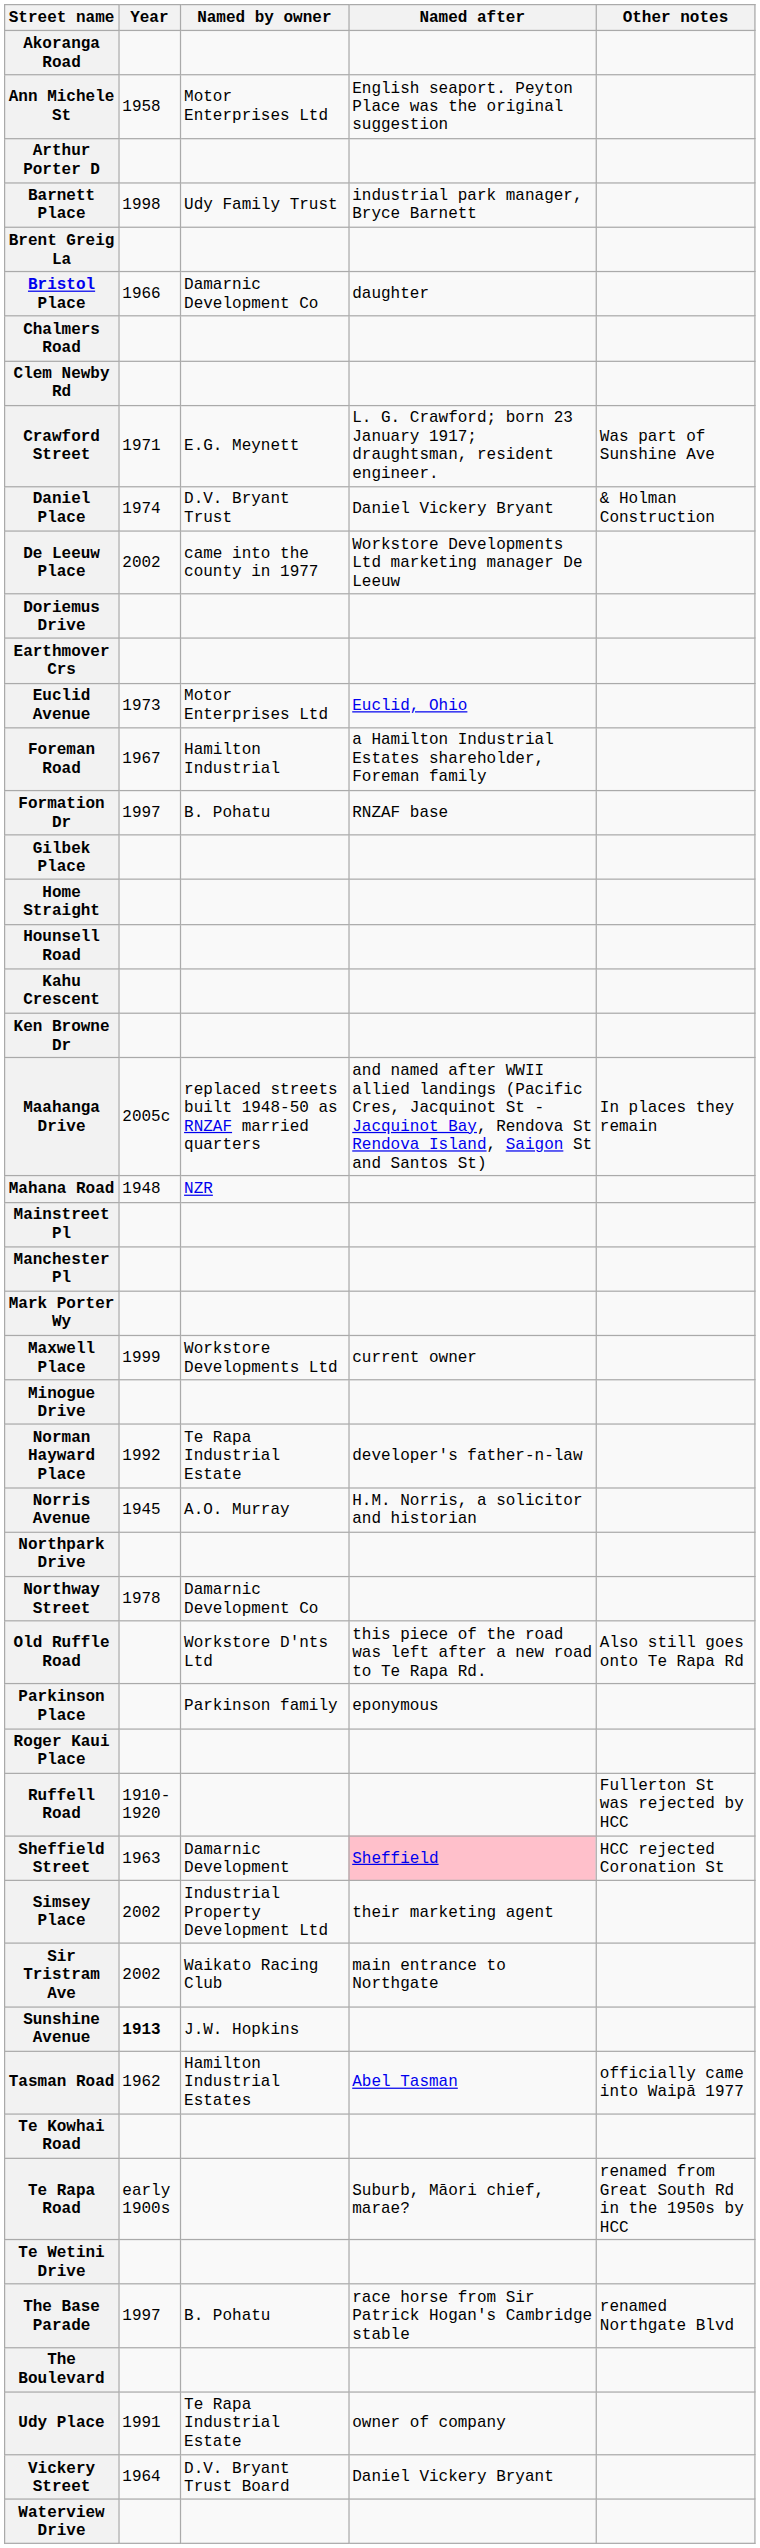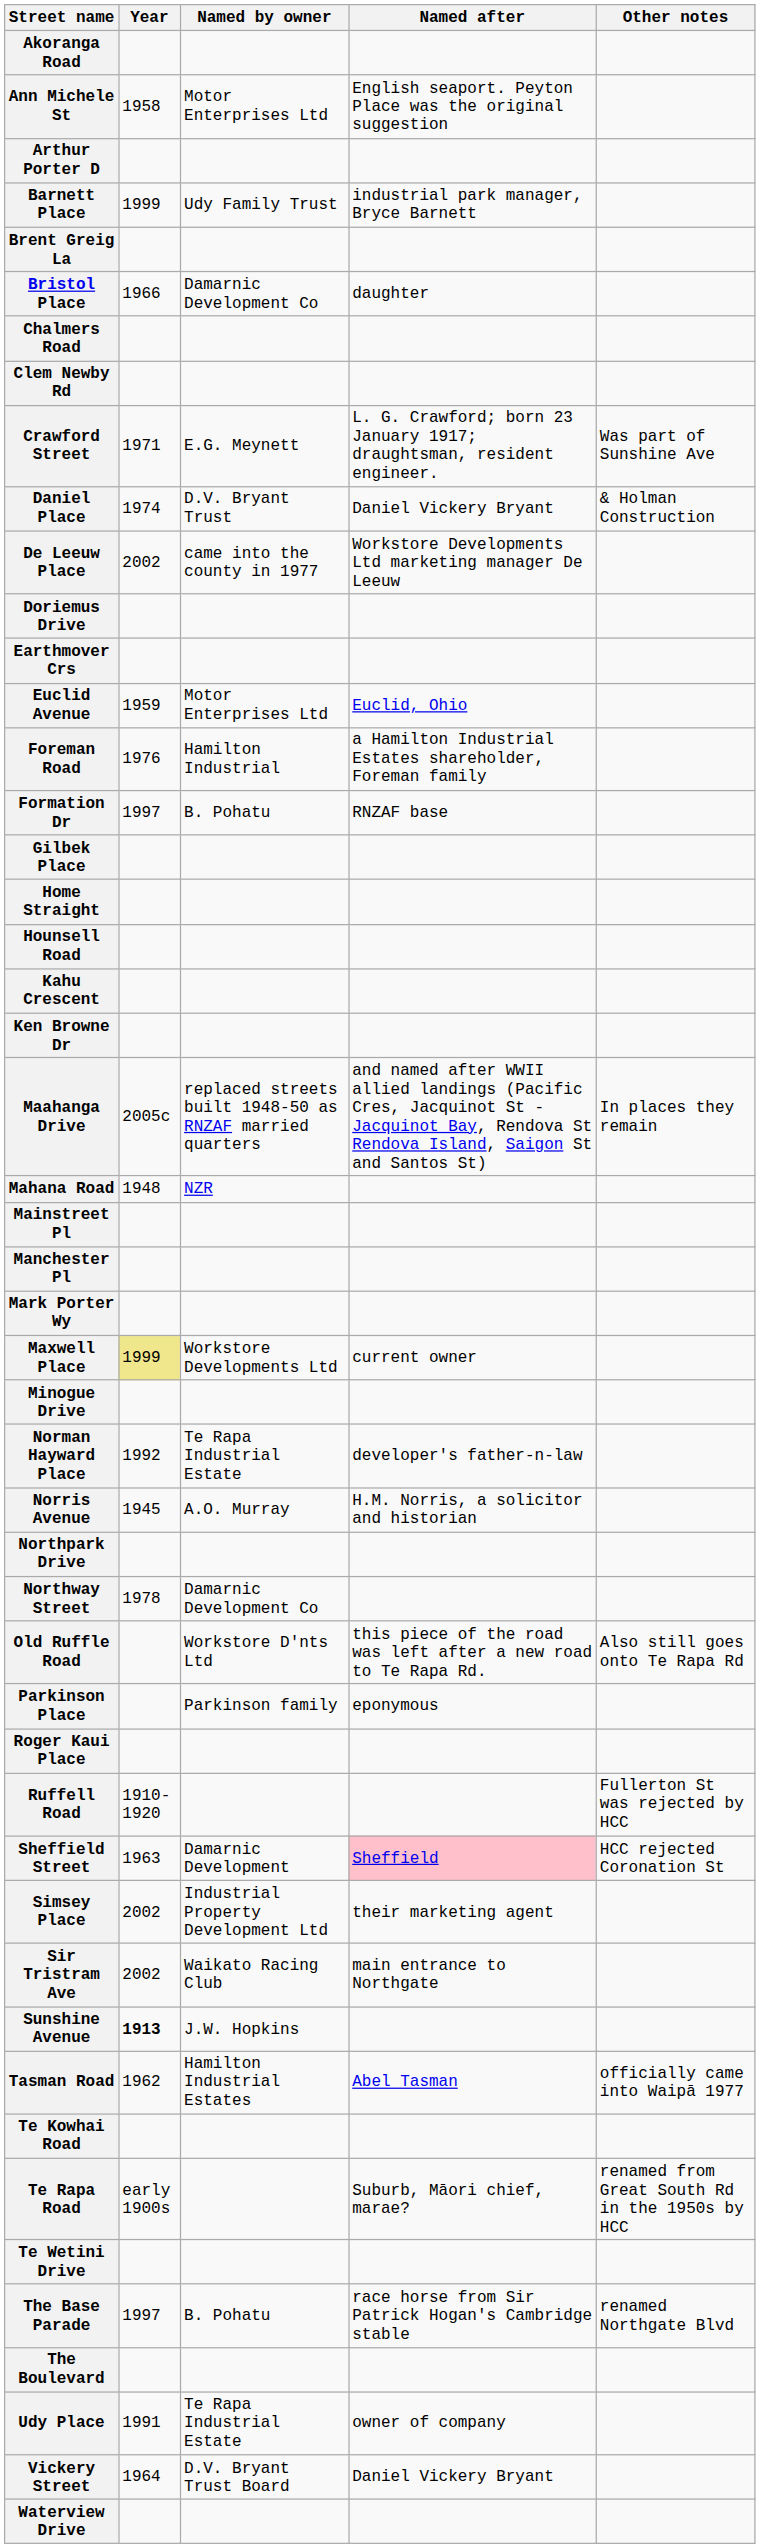(141, 205) 1998 -> (141, 205) 1999
(141, 705) 1973 -> (141, 705) 1959
(141, 759) 1967 -> (141, 759) 1976
(141, 1358) no background -> (141, 1358) khaki background
